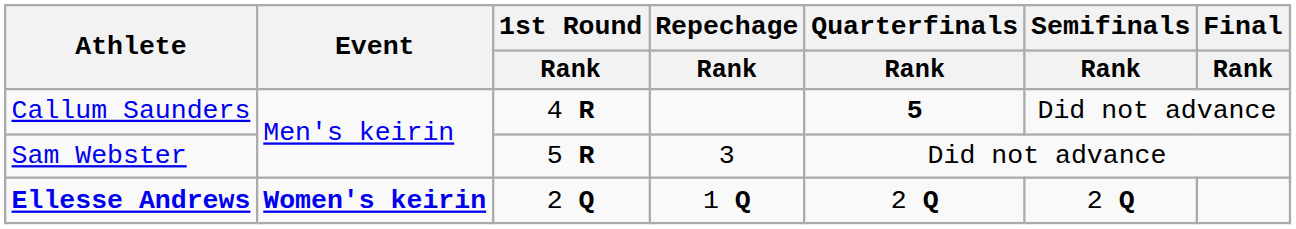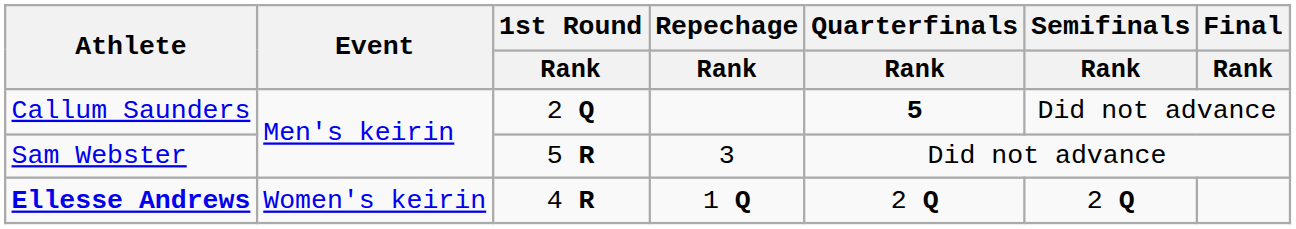(571, 111) 4 R -> (571, 111) 2 Q
(375, 201) bold -> (375, 201) normal
(571, 201) 2 Q -> (571, 201) 4 R
